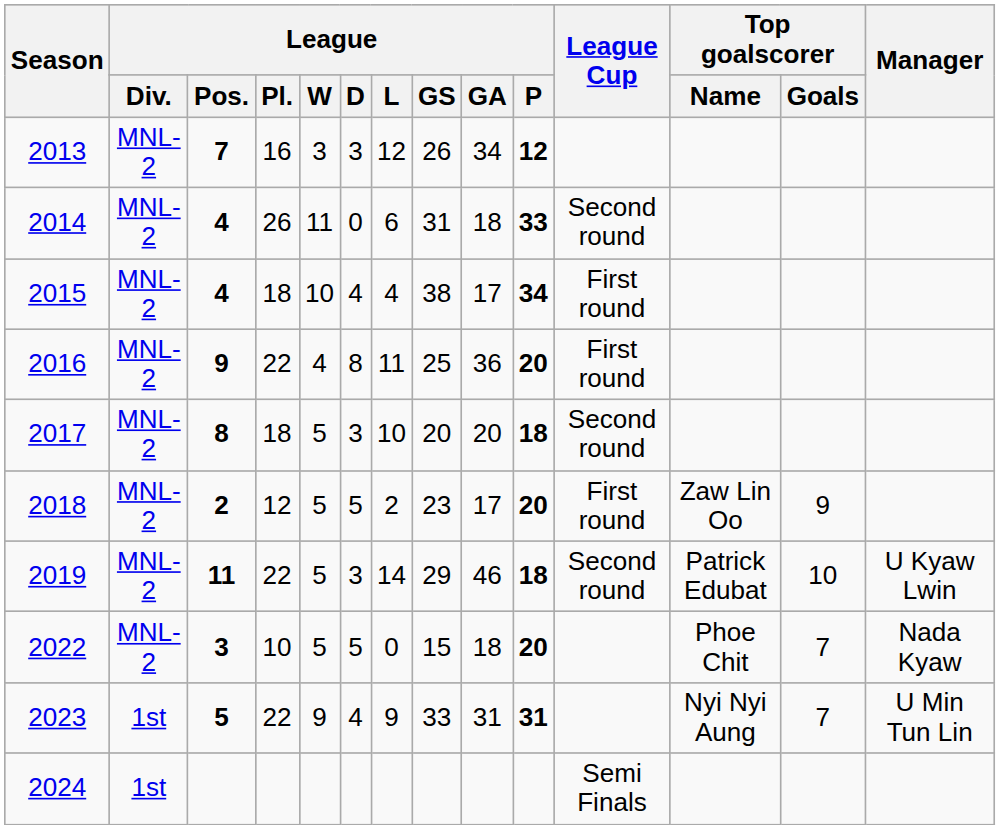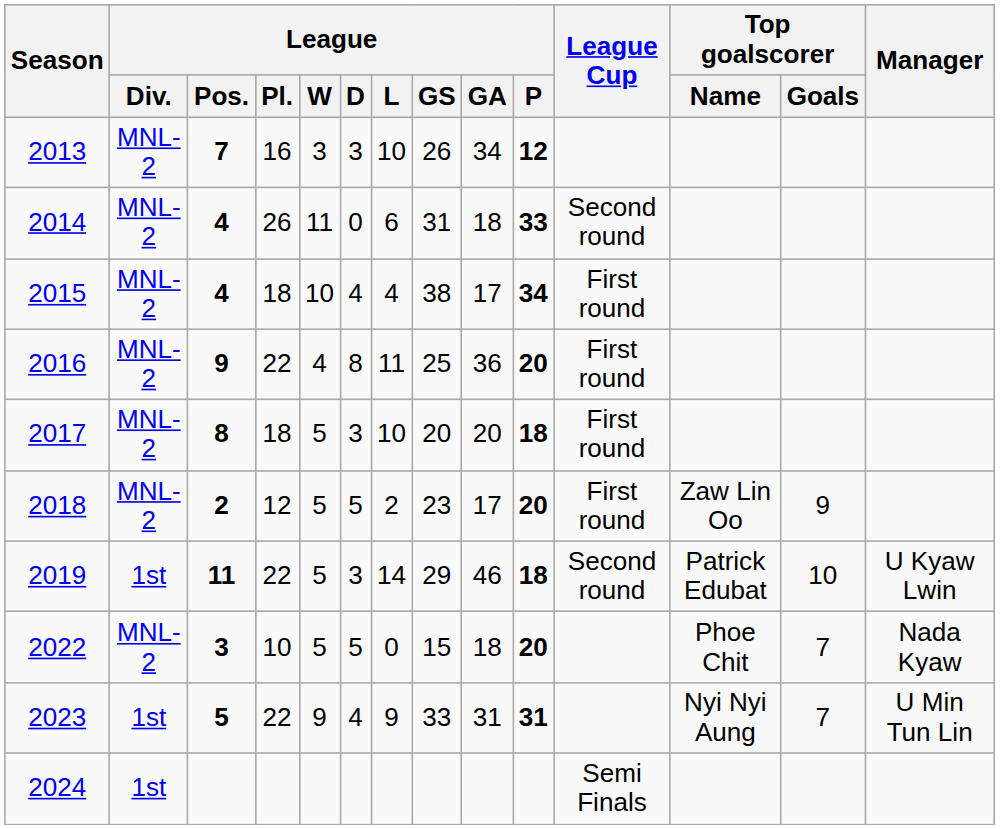(391, 151) 12 -> (391, 151) 10
(612, 434) Second round -> (612, 434) First round
(149, 576) MNL-2 -> (149, 576) 1st
